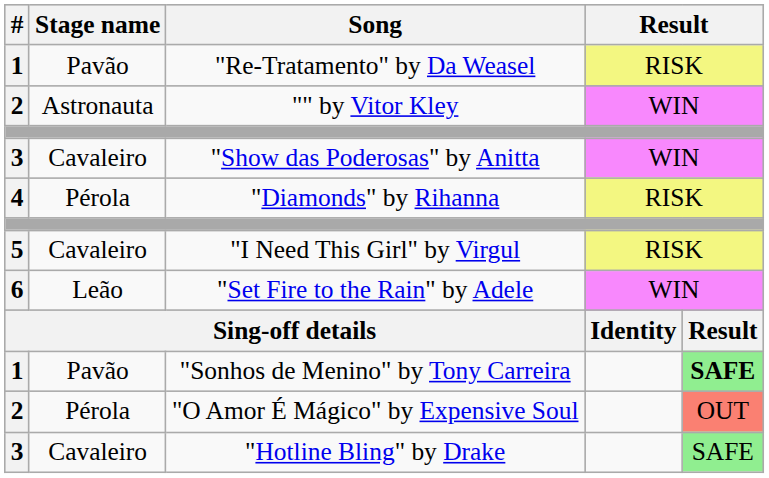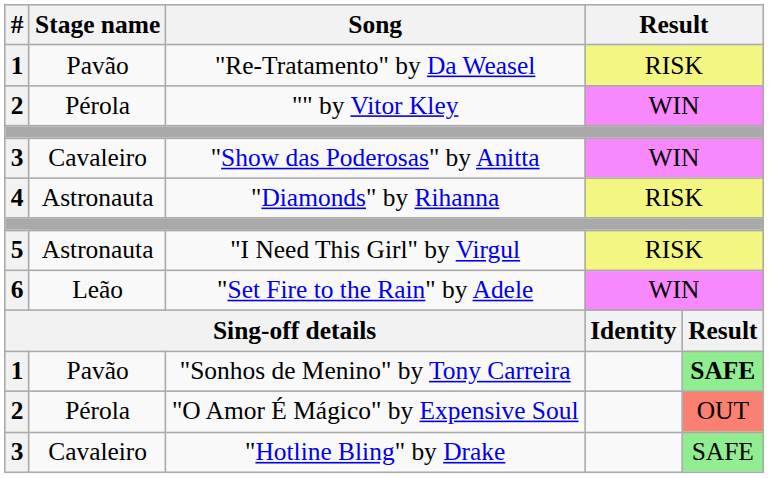(98, 105) Astronauta -> (98, 105) Pérola
(98, 197) Pérola -> (98, 197) Astronauta
(98, 249) Cavaleiro -> (98, 249) Astronauta
